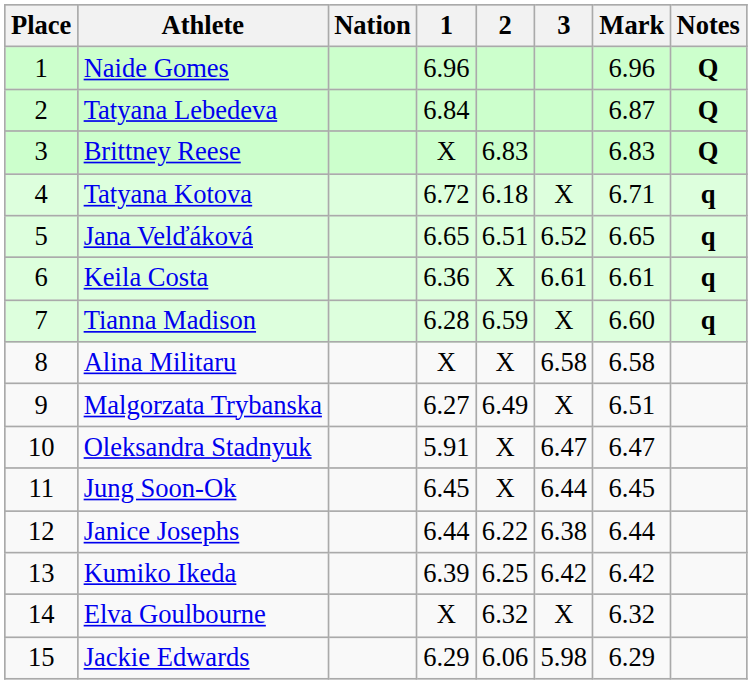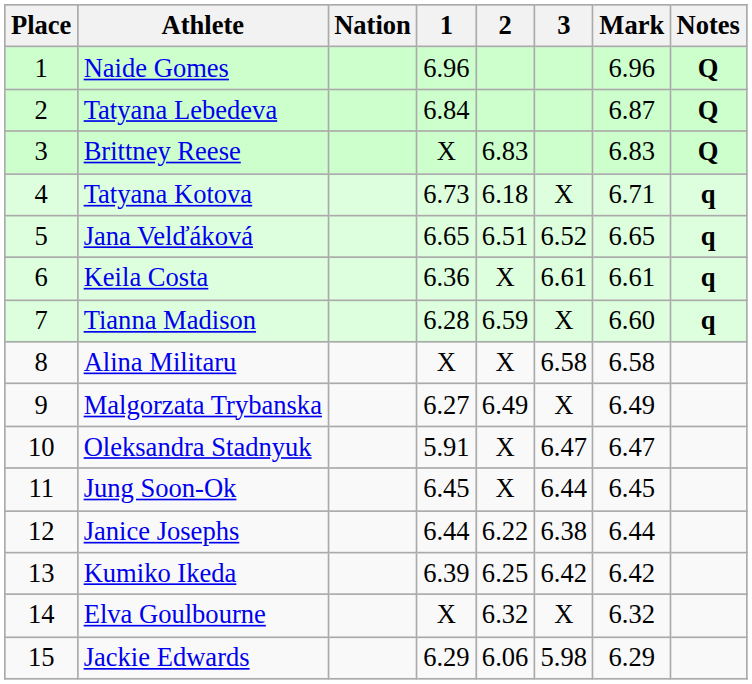(446, 194) 6.72 -> (446, 194) 6.73
(632, 404) 6.51 -> (632, 404) 6.49
